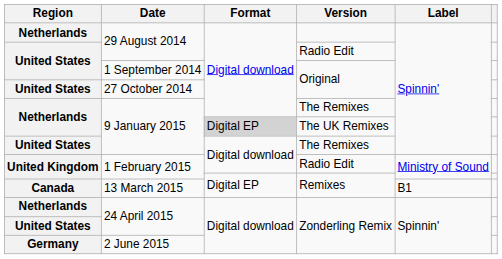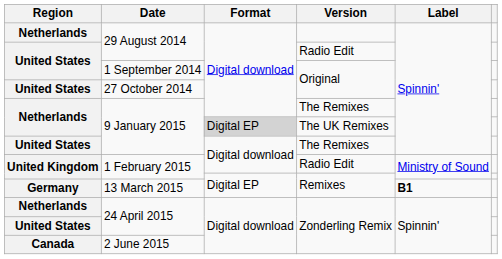(53, 188) Canada -> (53, 188) Germany
(405, 188) normal -> (405, 188) bold
(53, 244) Germany -> (53, 244) Canada
